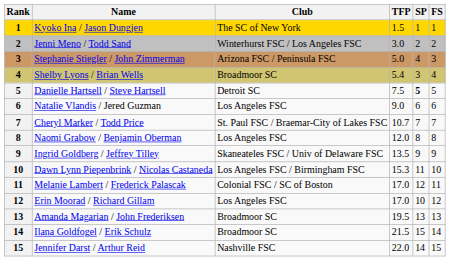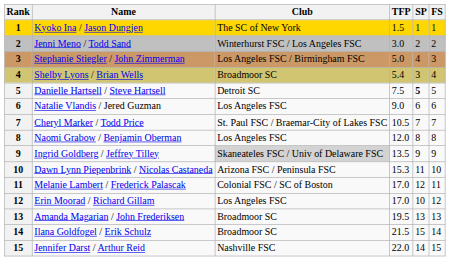(276, 59) Arizona FSC / Peninsula FSC -> (291, 59) Los Angeles FSC / Birmingham FSC
(401, 122) 10.7 -> (401, 122) 10.5
(300, 153) no background -> (300, 153) lightgrey background
(291, 169) Los Angeles FSC / Birmingham FSC -> (276, 169) Arizona FSC / Peninsula FSC
